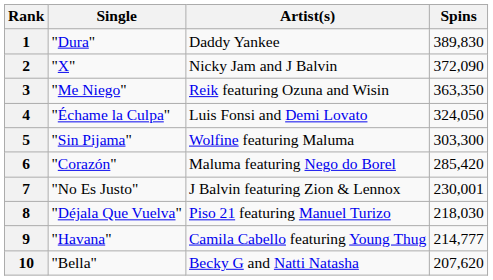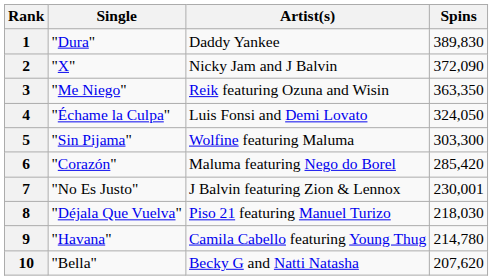(459, 238) 214,777 -> (459, 238) 214,780
